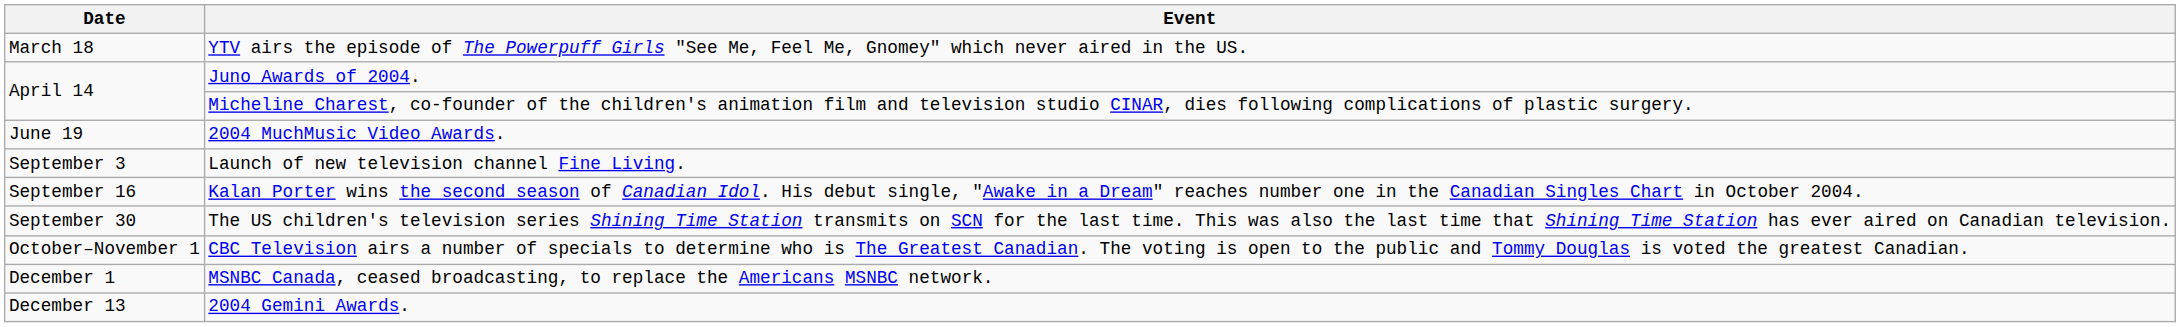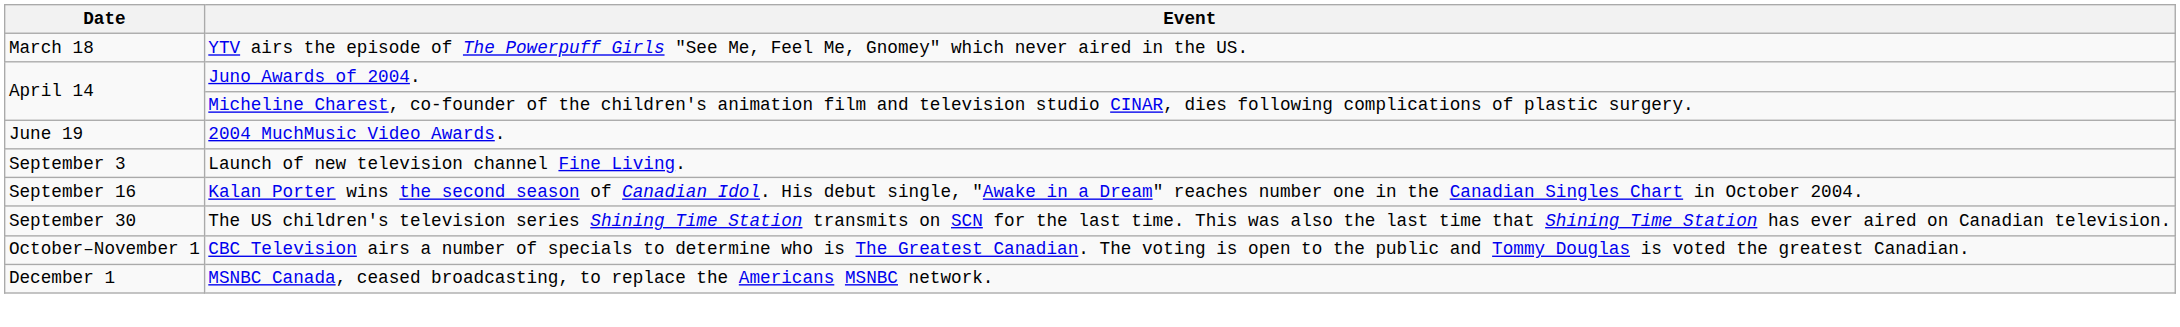- row: (309, 307)
